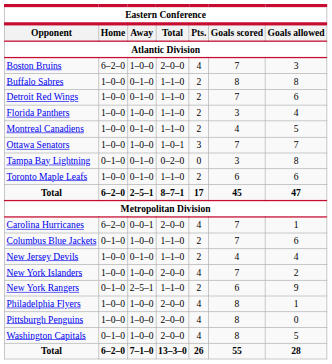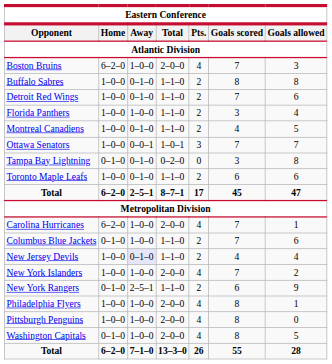(142, 145) 1–0–0 -> (142, 145) 0–0–1
(142, 225) 0–0–1 -> (142, 225) 1–0–0
(142, 256) no background -> (142, 256) lavender background
